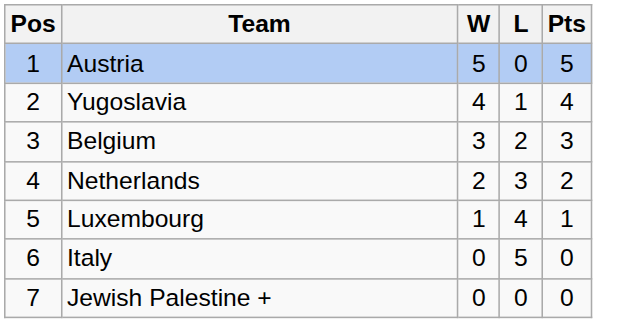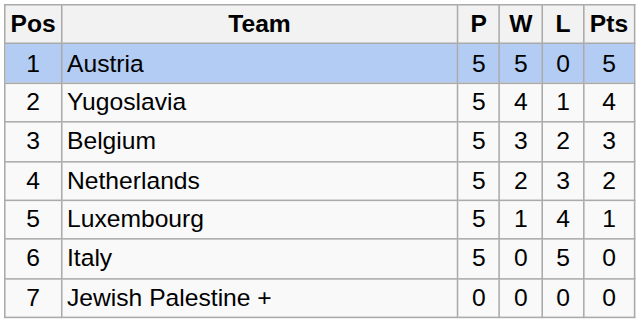+ column: (479, 24)
